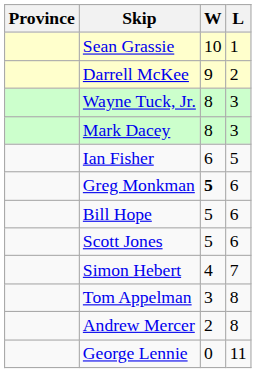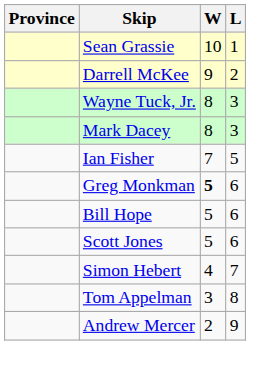(208, 158) 6 -> (208, 158) 7
(234, 325) 8 -> (234, 325) 9
- row: (135, 353)
